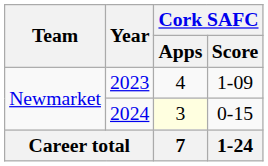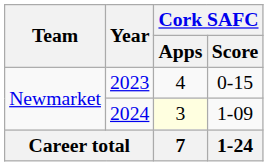(235, 82) 1-09 -> (235, 82) 0-15
(235, 113) 0-15 -> (235, 113) 1-09
